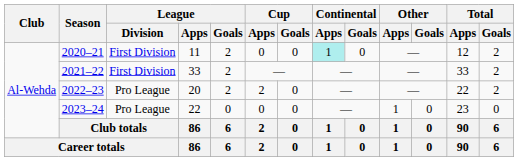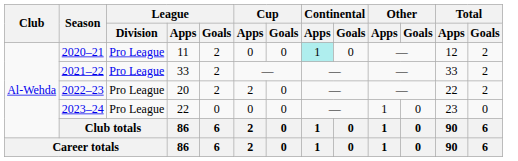(142, 52) First Division -> (137, 52) Pro League
(142, 71) First Division -> (137, 71) Pro League
